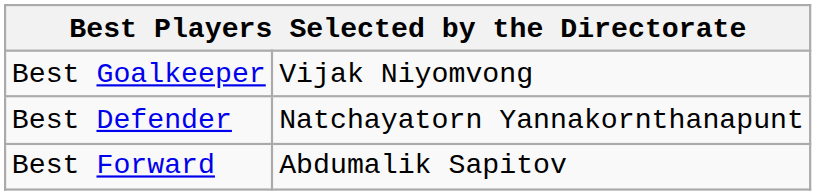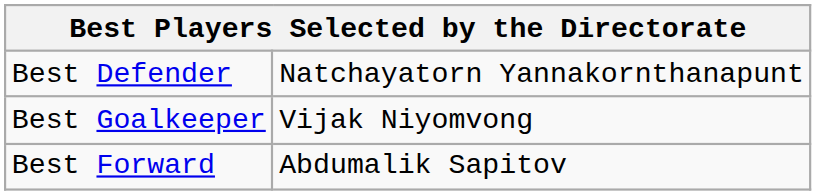rows swapped: (139, 74) <-> (122, 120)
